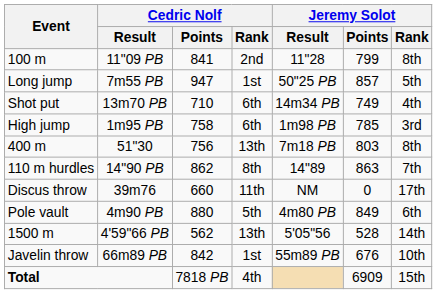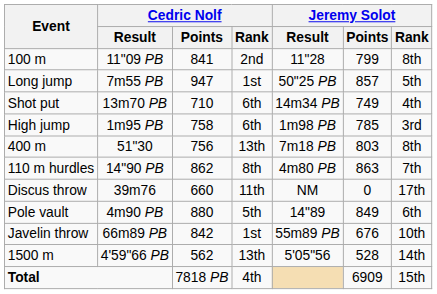(307, 169) 14"89 -> (307, 169) 4m80 PB
(307, 212) 4m80 PB -> (307, 212) 14"89
rows swapped: (48, 256) <-> (31, 234)
